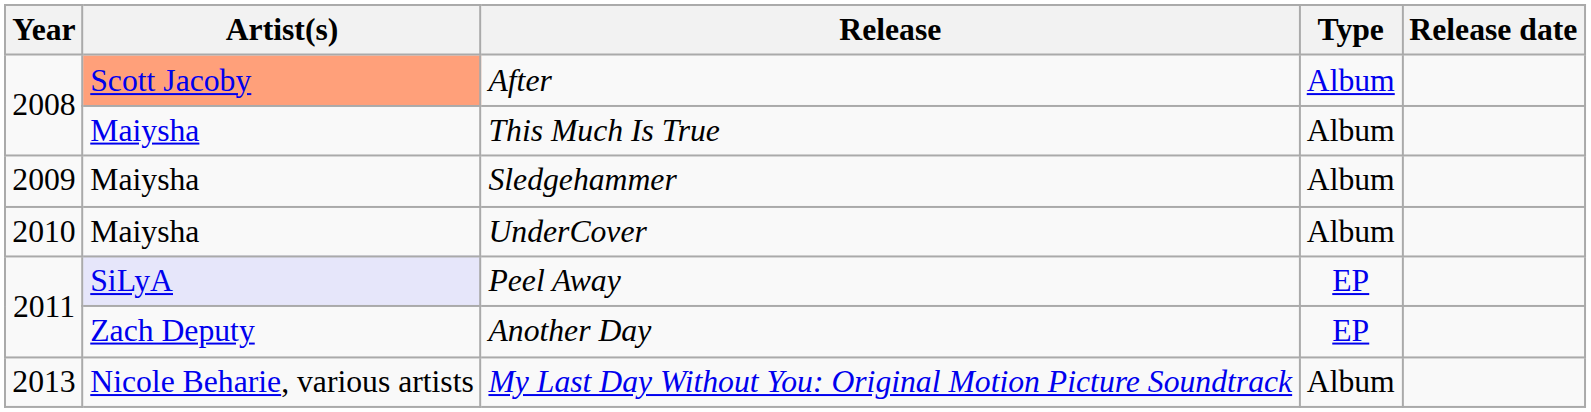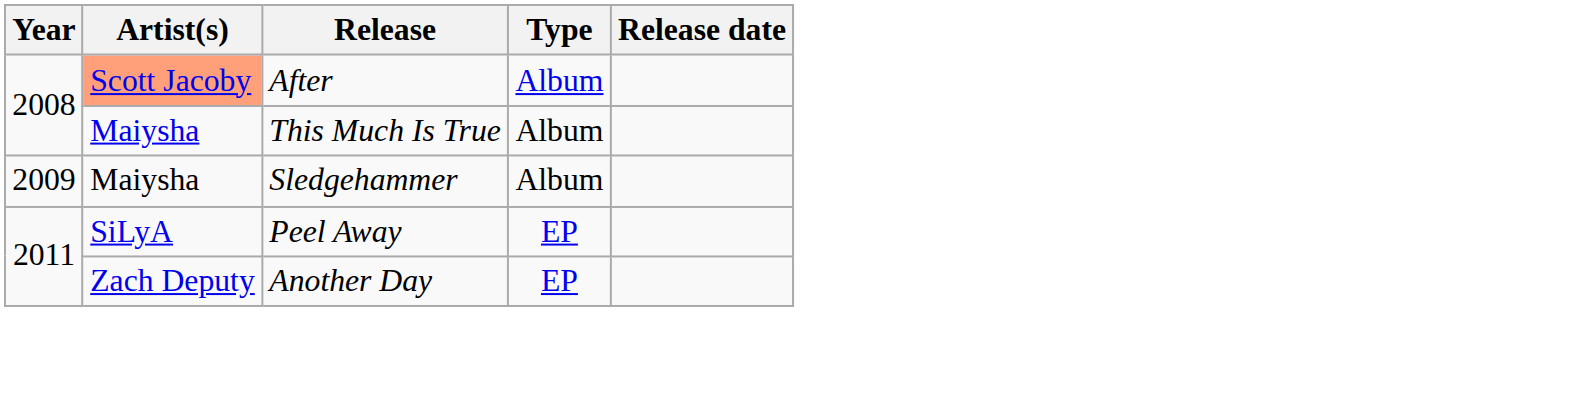- row: (568, 230)
(132, 280) lavender background -> (132, 230) no background
- row: (890, 381)
